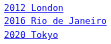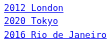rows swapped: (55, 21) <-> (31, 34)
